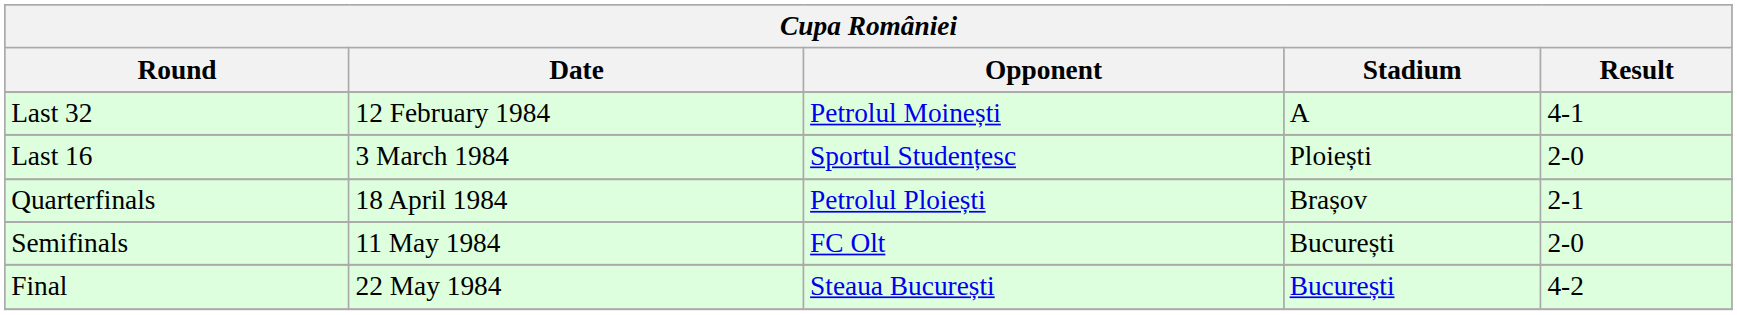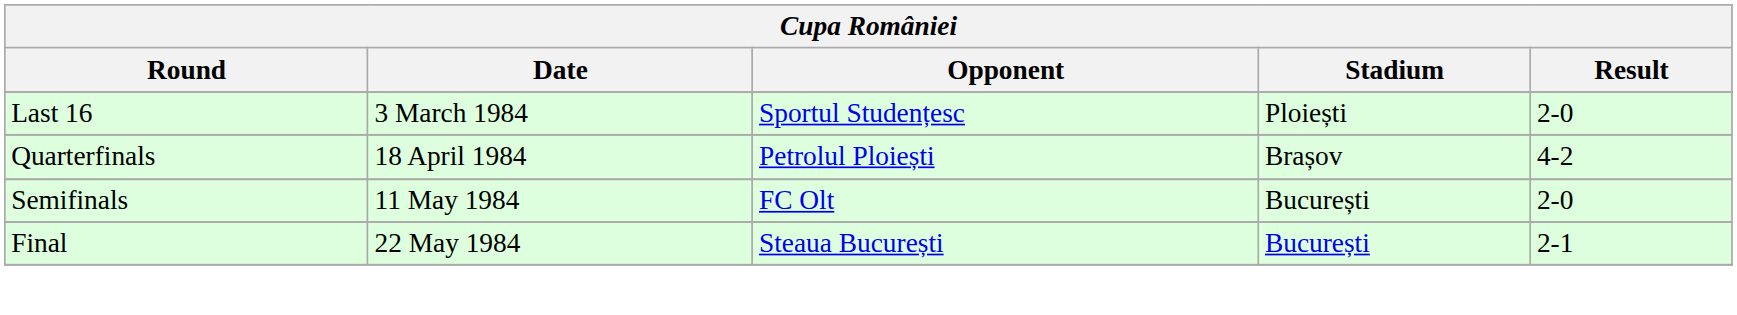- row: (52, 112)
(1566, 199) 2-1 -> (1555, 156) 4-2
(1566, 286) 4-2 -> (1555, 243) 2-1
